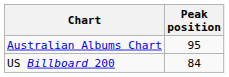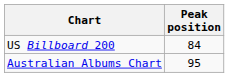rows swapped: (84, 45) <-> (61, 63)
